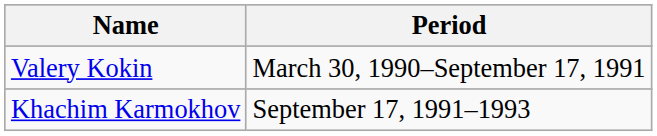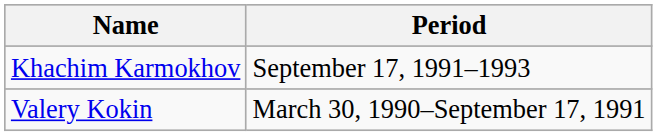rows swapped: (82, 67) <-> (126, 109)
